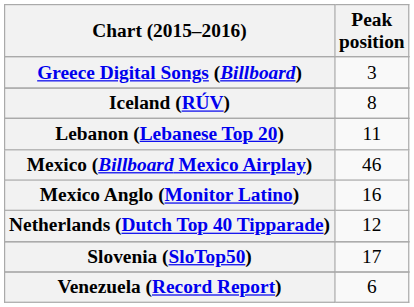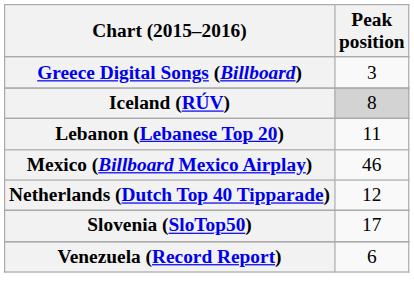(372, 103) no background -> (372, 103) lightgrey background
- row: (170, 195)
